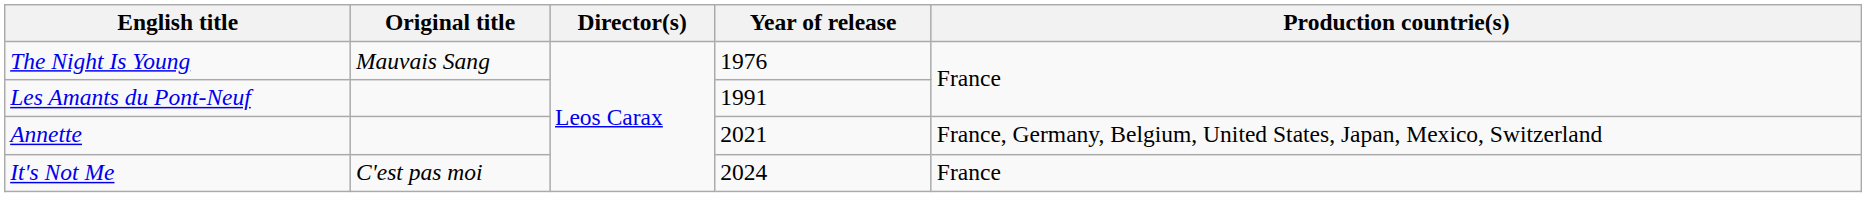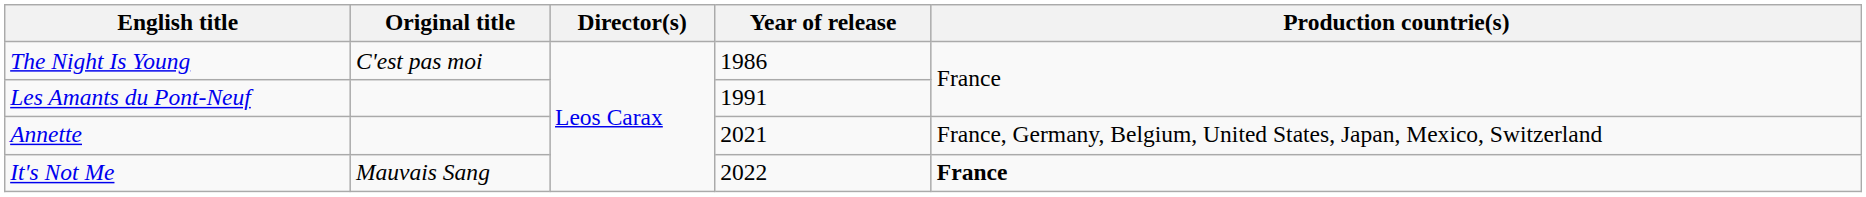(423, 60) Mauvais Sang -> (419, 60) C'est pas moi
(744, 60) 1976 -> (744, 60) 1986
(419, 172) C'est pas moi -> (423, 172) Mauvais Sang
(744, 172) 2024 -> (744, 172) 2022
(969, 172) normal -> (972, 172) bold
